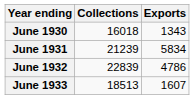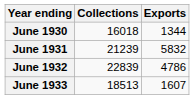(173, 31) 1343 -> (173, 31) 1344
(173, 49) 5834 -> (173, 49) 5832
